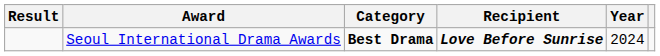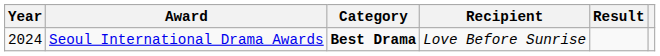columns swapped: (627, 16) <-> (34, 16)
(522, 40) bold -> (505, 40) normal
